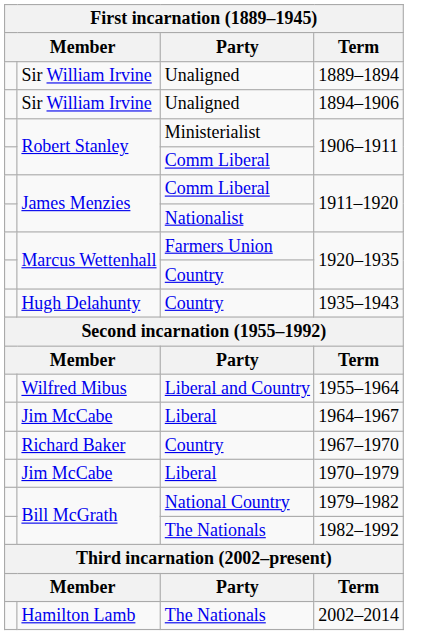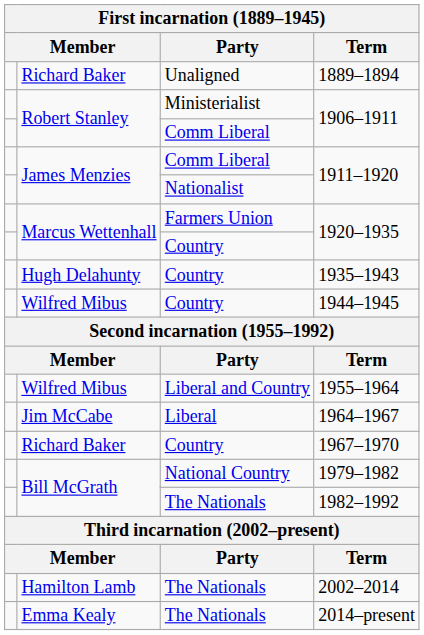(87, 75) Sir William Irvine -> (73, 75) Richard Baker
- row: (202, 103)
+ row: (194, 302)
- row: (191, 473)
+ row: (215, 615)
